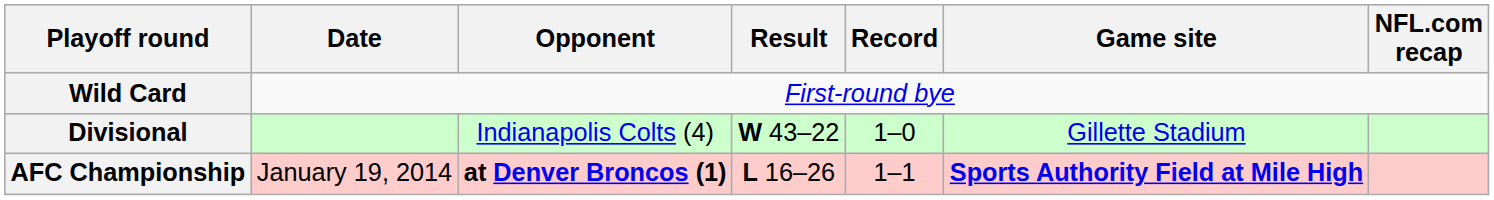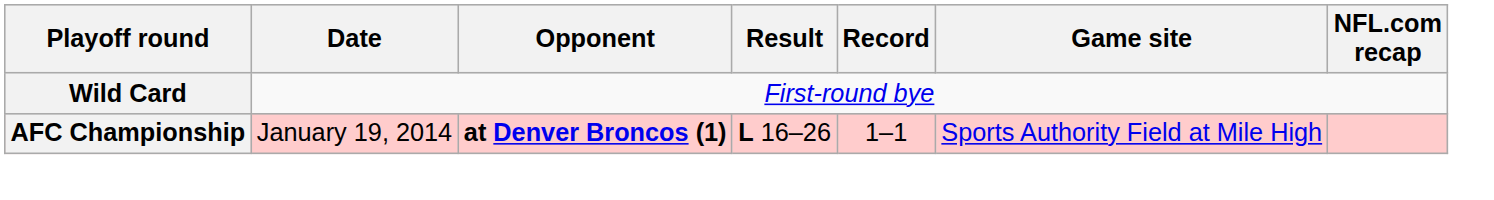- row: (128, 133)
(1156, 173) bold -> (1132, 133) normal
